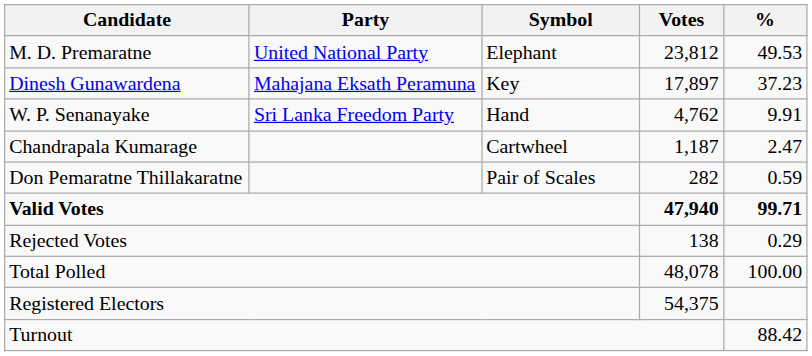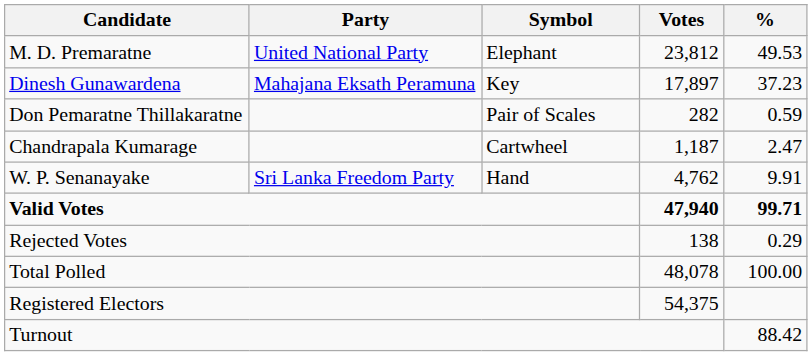rows swapped: (79, 114) <-> (126, 177)
